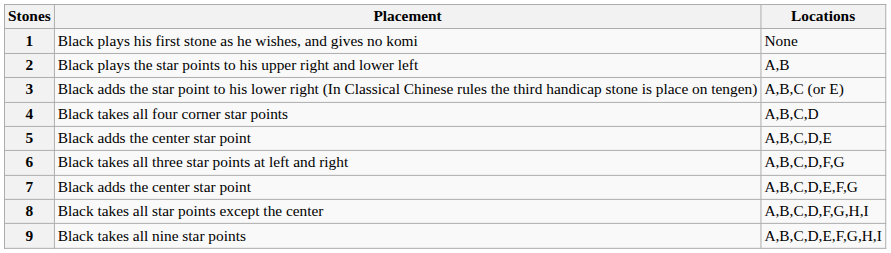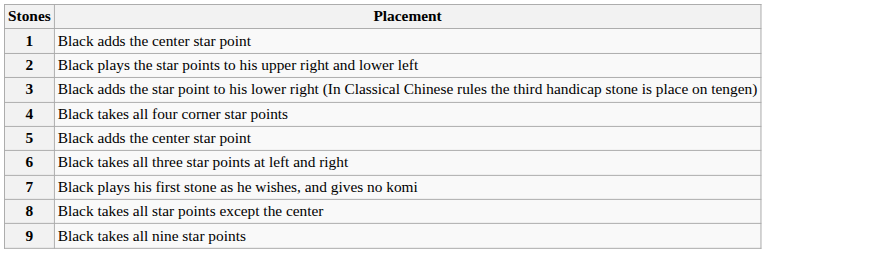- column: (823, 16)
(238, 41) Black plays his first stone as he wishes, and gives no komi -> (154, 41) Black adds the center star point
(154, 187) Black adds the center star point -> (238, 187) Black plays his first stone as he wishes, and gives no komi
